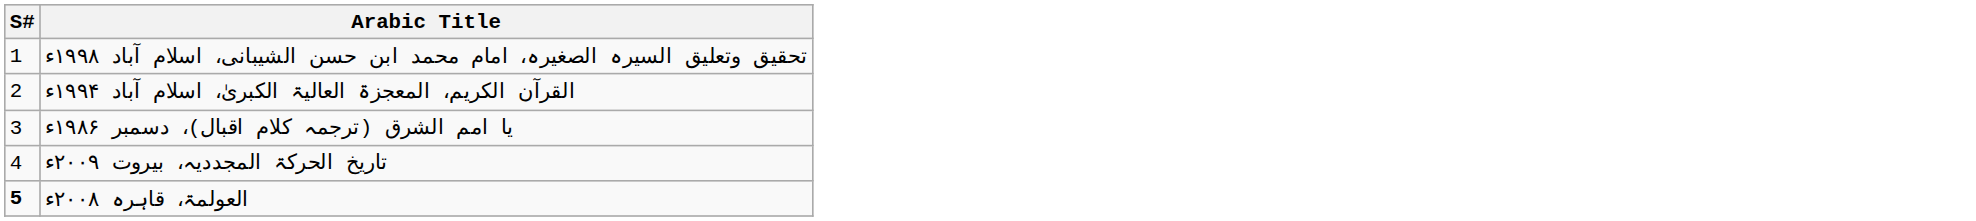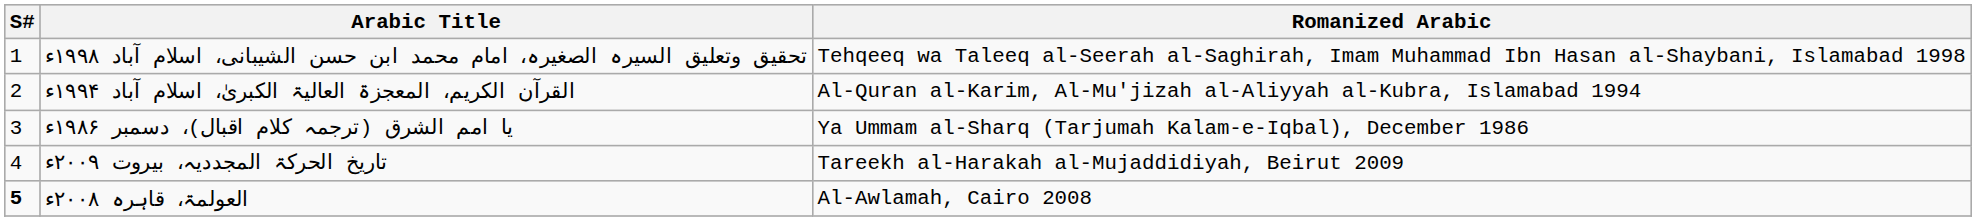+ column: (1392, 22)
